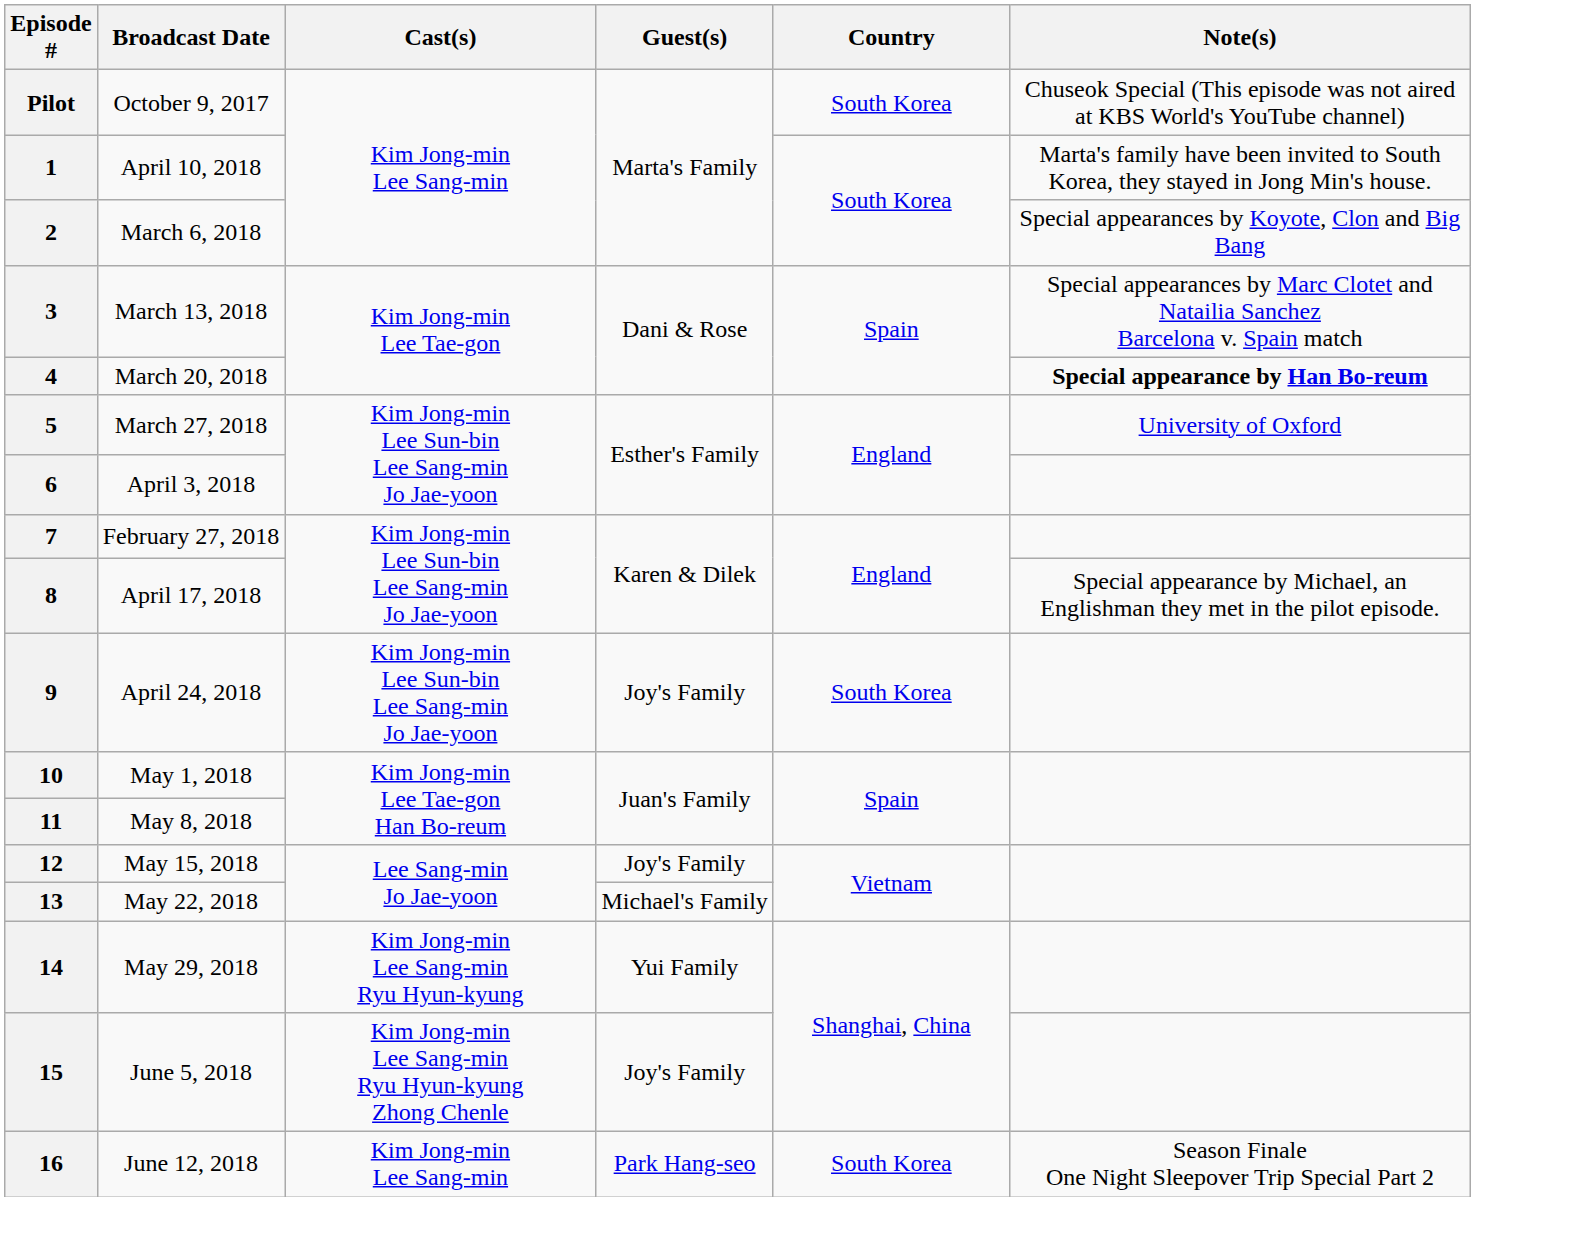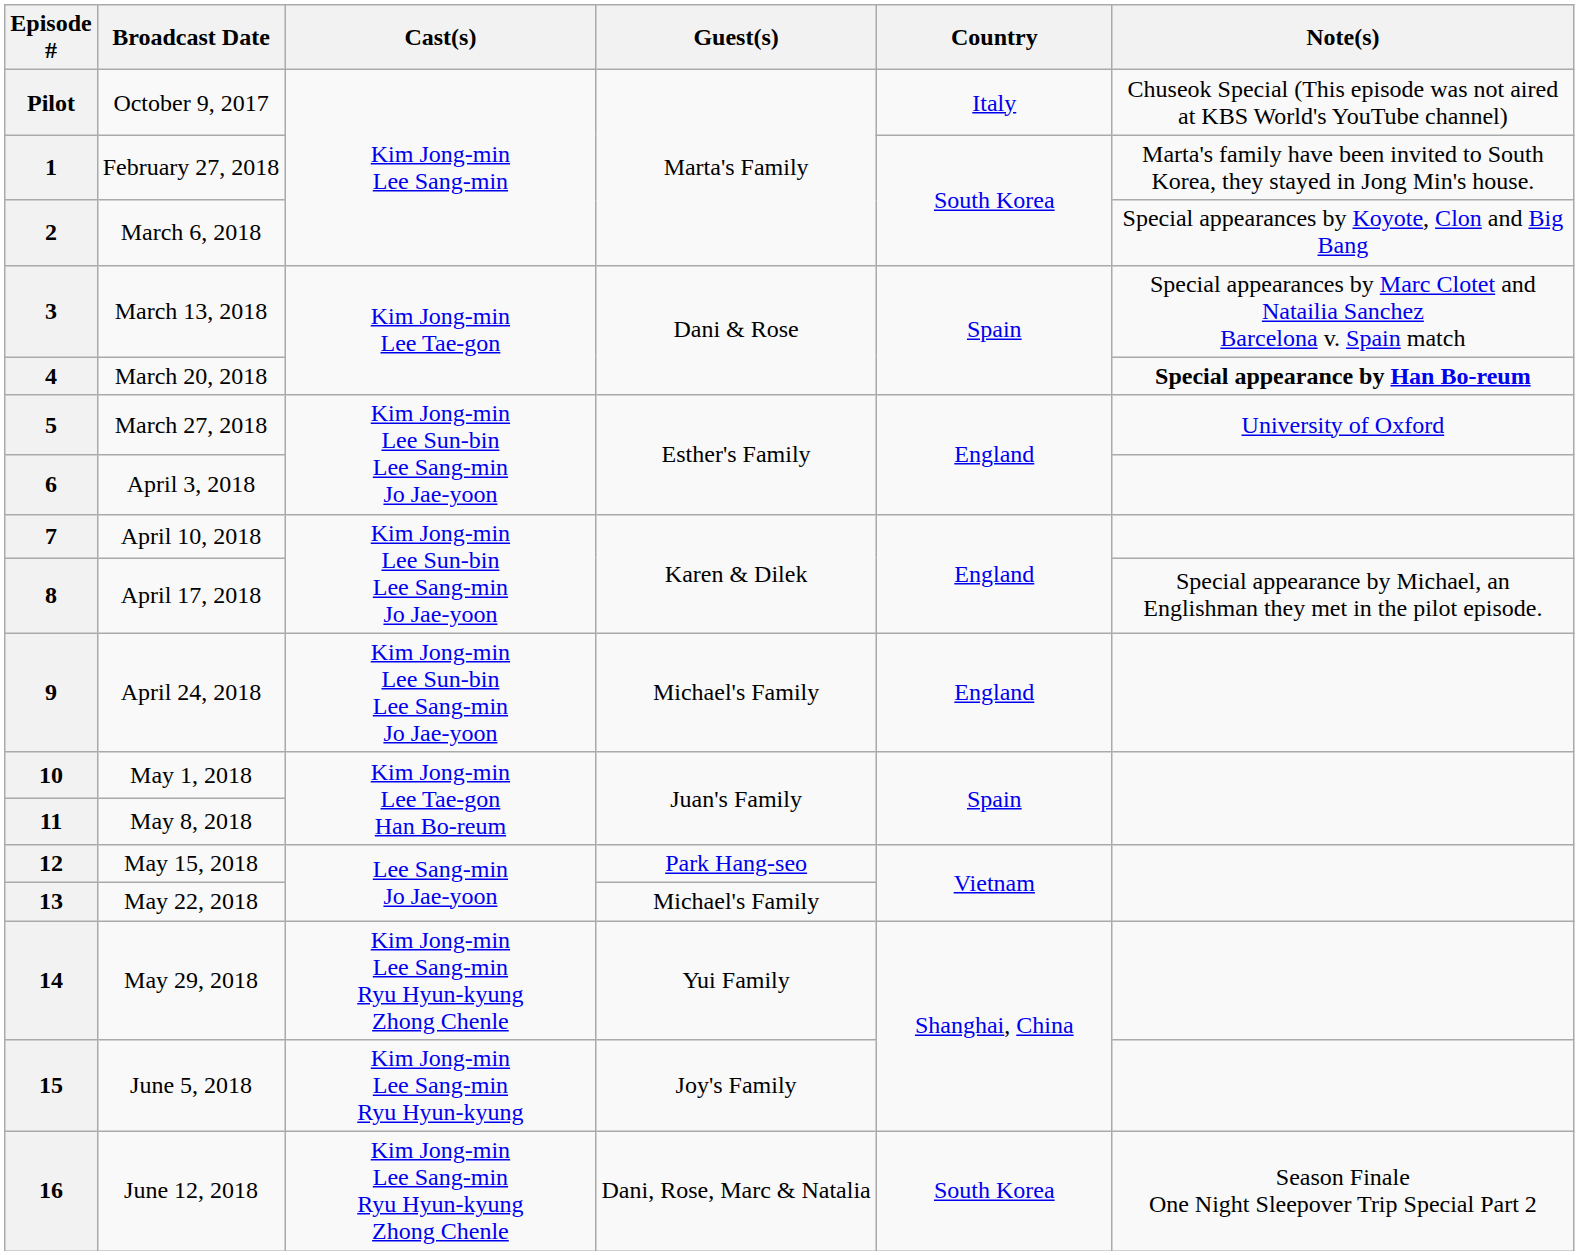(891, 102) South Korea -> (994, 102) Italy
(191, 167) April 10, 2018 -> (191, 167) February 27, 2018
(191, 535) February 27, 2018 -> (191, 535) April 10, 2018
(685, 692) Joy's Family -> (736, 692) Michael's Family
(891, 692) South Korea -> (994, 692) England
(685, 863) Joy's Family -> (736, 863) Park Hang-seo
(440, 966) Kim Jong-min Lee Sang-min Ryu Hyun-kyung -> (440, 979) Kim Jong-min Lee Sang-min Ryu Hyun-kyung Zhong Chenle
(440, 1071) Kim Jong-min Lee Sang-min Ryu Hyun-kyung Zhong Chenle -> (440, 1085) Kim Jong-min Lee Sang-min Ryu Hyun-kyung
(440, 1163) Kim Jong-min Lee Sang-min -> (440, 1190) Kim Jong-min Lee Sang-min Ryu Hyun-kyung Zhong Chenle
(685, 1163) Park Hang-seo -> (736, 1190) Dani, Rose, Marc & Natalia
